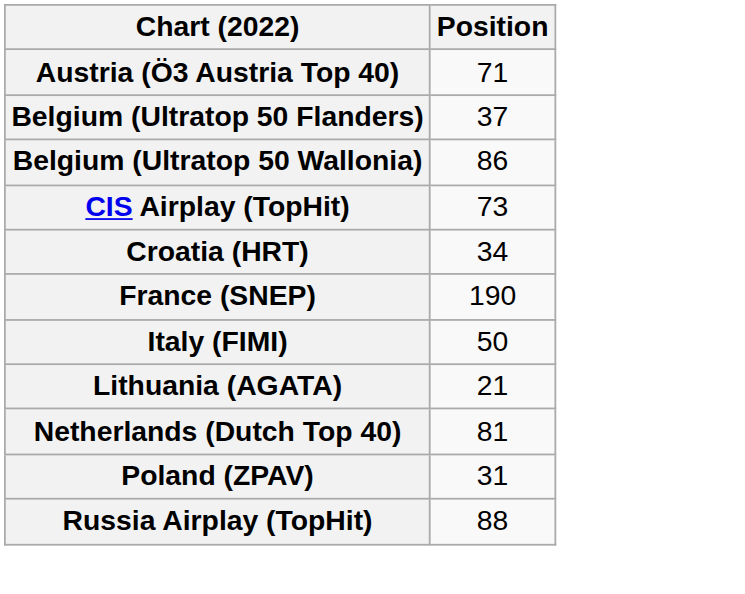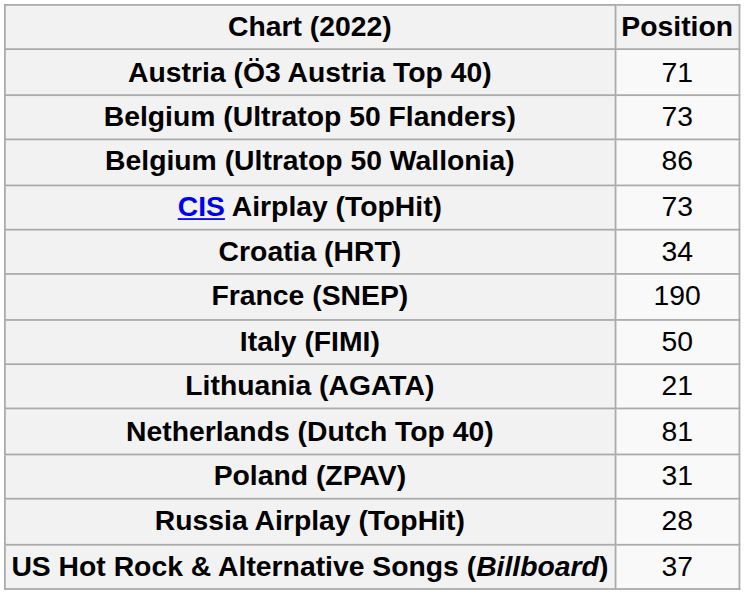(493, 116) 37 -> (677, 116) 73
(493, 521) 88 -> (677, 521) 28
+ row: (310, 565)
